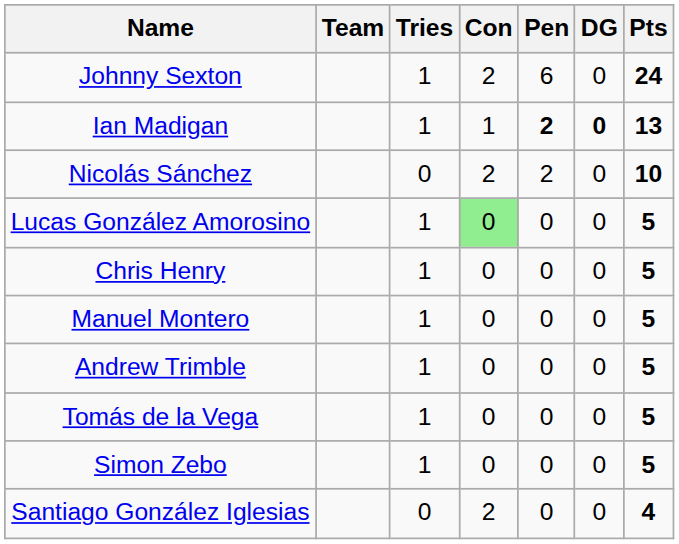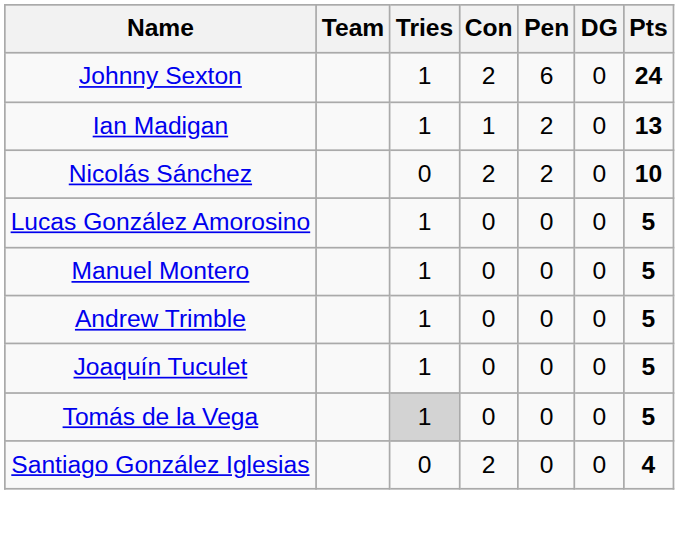(547, 125) bold -> (547, 125) normal
(599, 125) bold -> (599, 125) normal
(489, 222) lightgreen background -> (489, 222) no background
- row: (160, 270)
+ row: (160, 367)
(424, 416) no background -> (424, 416) lightgrey background
- row: (160, 464)
